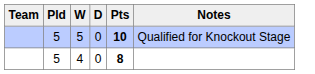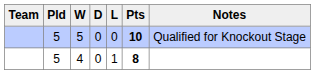+ column: (114, 15)
